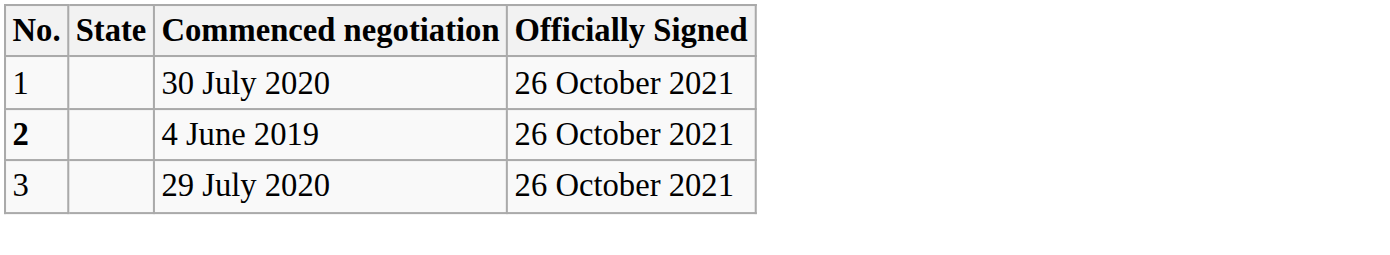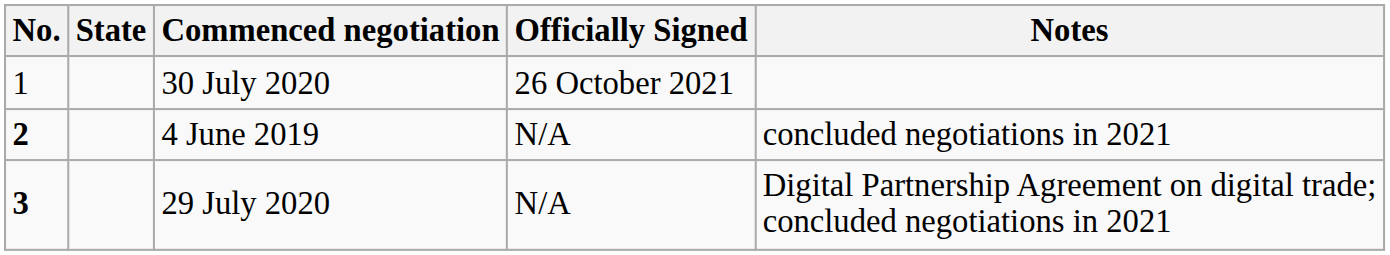+ column: (1070, 30)
(624, 133) 26 October 2021 -> (543, 133) N/A
(21, 185) normal -> (21, 204) bold
(624, 185) 26 October 2021 -> (543, 204) N/A
